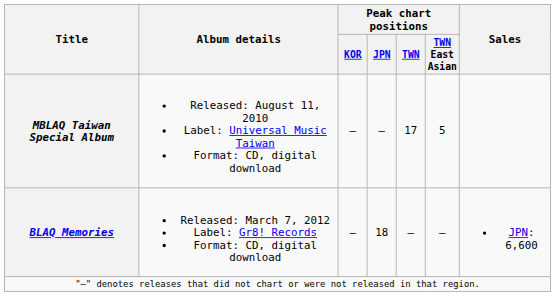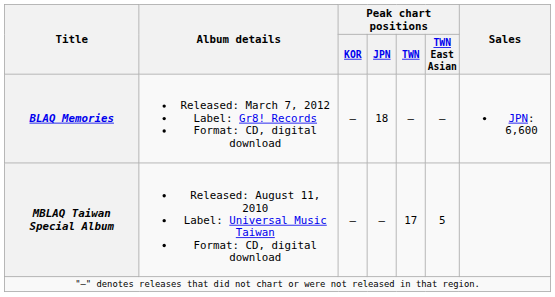rows swapped: (72, 131) <-> (72, 232)
